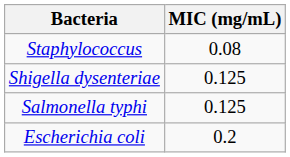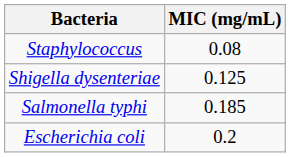(225, 107) 0.125 -> (225, 107) 0.185
